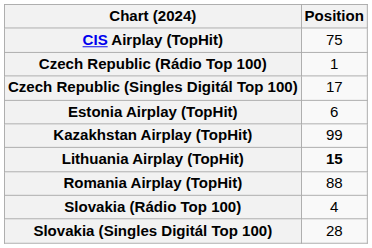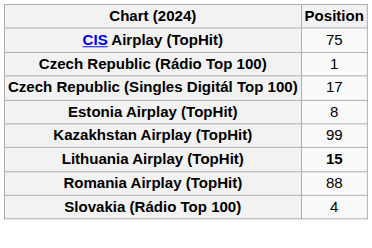(334, 111) 6 -> (334, 111) 8
- row: (153, 231)
